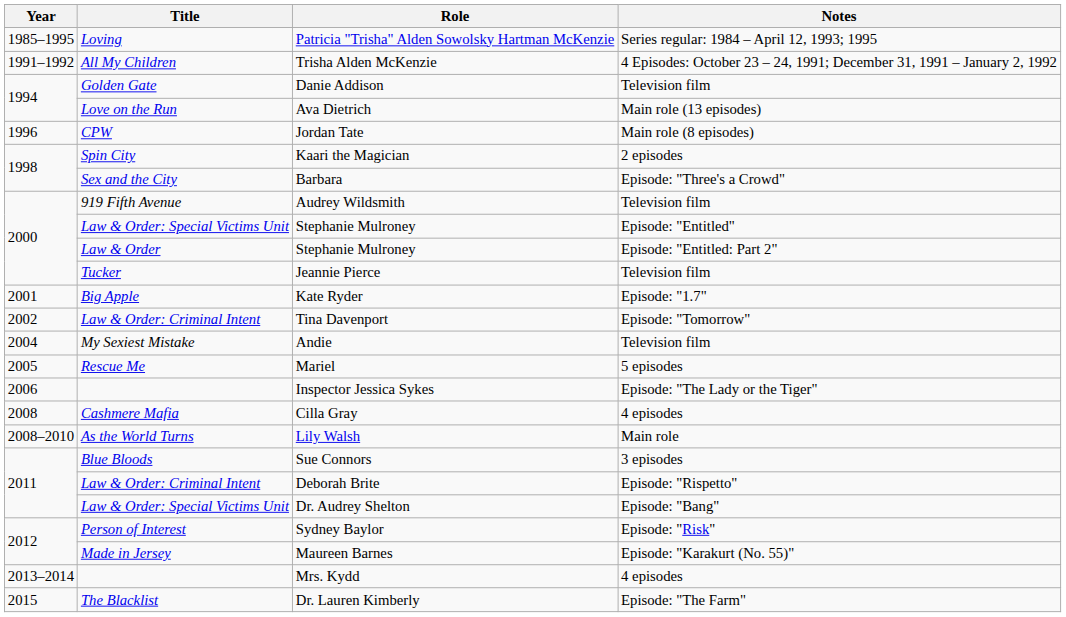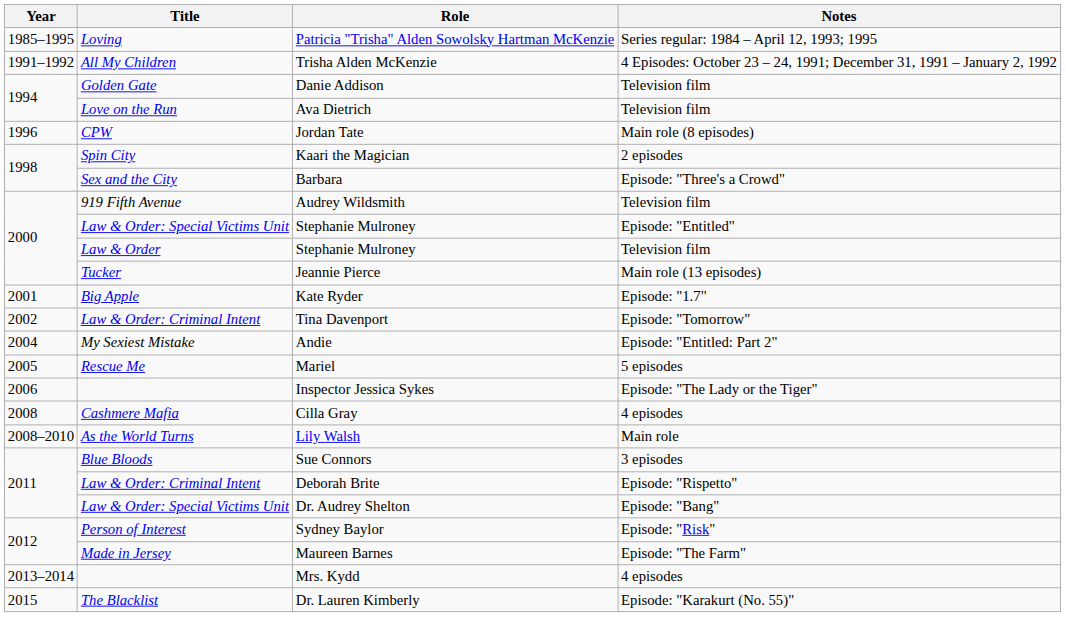(691, 109) Main role (13 episodes) -> (666, 109) Television film
(699, 249) Episode: "Entitled: Part 2" -> (666, 249) Television film
(666, 272) Television film -> (691, 272) Main role (13 episodes)
(666, 343) Television film -> (699, 343) Episode: "Entitled: Part 2"
(708, 553) Episode: "Karakurt (No. 55)" -> (683, 553) Episode: "The Farm"
(683, 599) Episode: "The Farm" -> (708, 599) Episode: "Karakurt (No. 55)"
